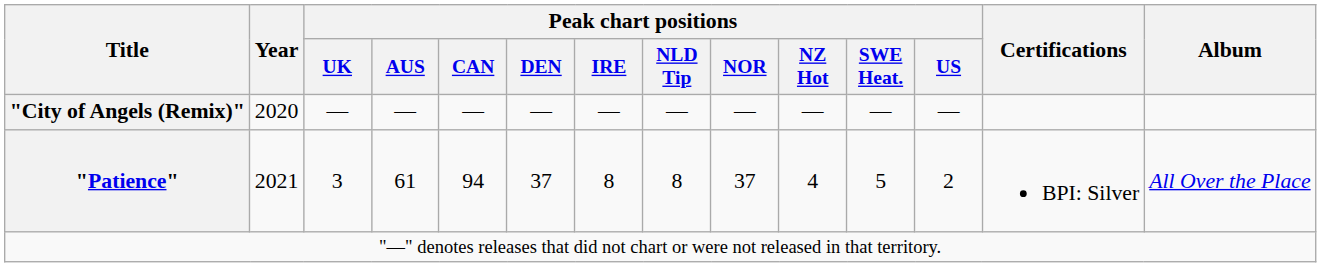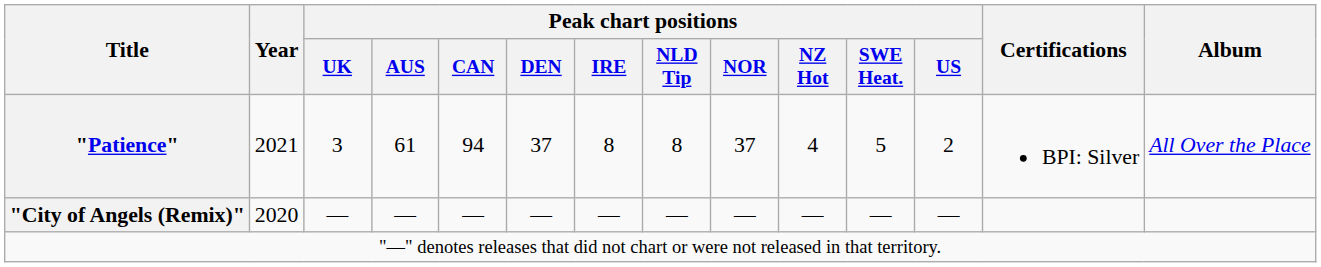rows swapped: (127, 111) <-> (127, 180)
